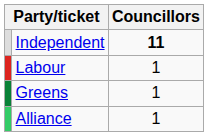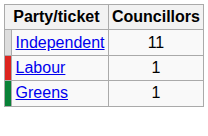(156, 42) bold -> (156, 42) normal
- row: (44, 118)
